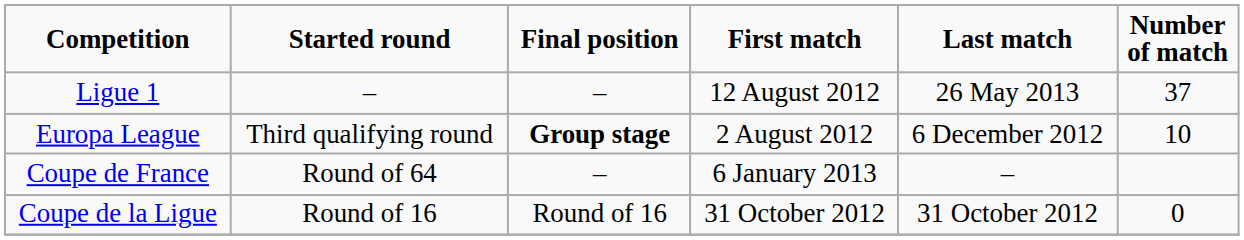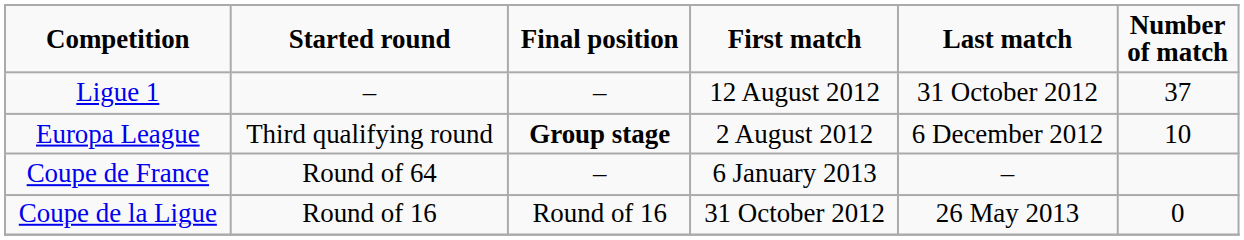(1008, 92) 26 May 2013 -> (1008, 92) 31 October 2012
(1008, 213) 31 October 2012 -> (1008, 213) 26 May 2013
